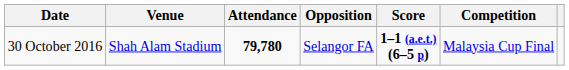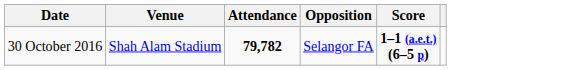- column: (499, 15)
(262, 45) 79,780 -> (262, 45) 79,782
